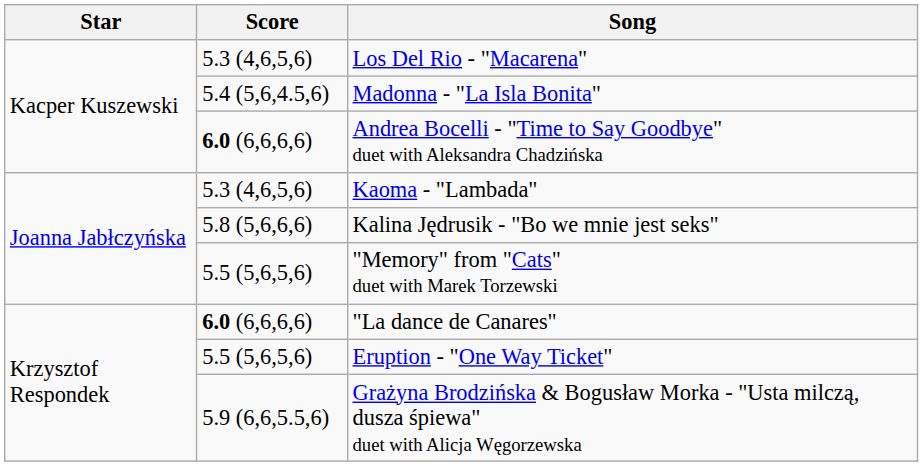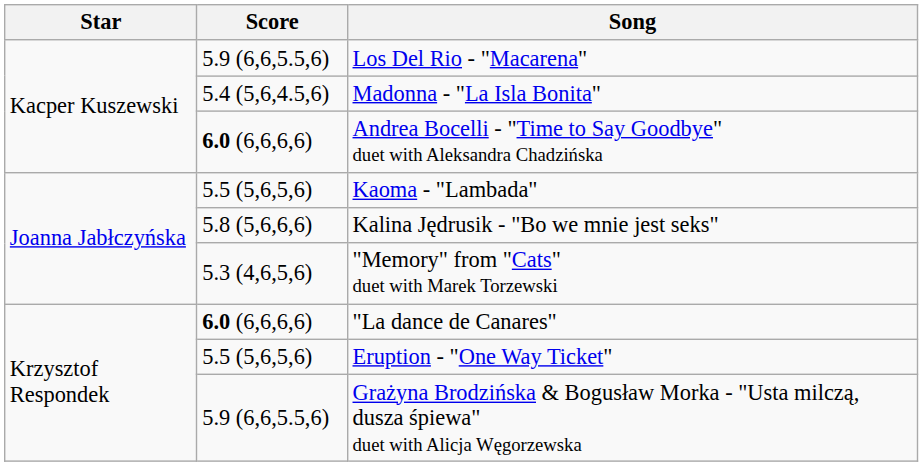(257, 57) 5.3 (4,6,5,6) -> (266, 57) 5.9 (6,6,5.5,6)
(257, 189) 5.3 (4,6,5,6) -> (257, 189) 5.5 (5,6,5,6)
(257, 273) 5.5 (5,6,5,6) -> (257, 273) 5.3 (4,6,5,6)
